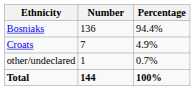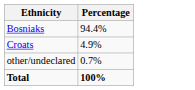- column: (106, 12)
